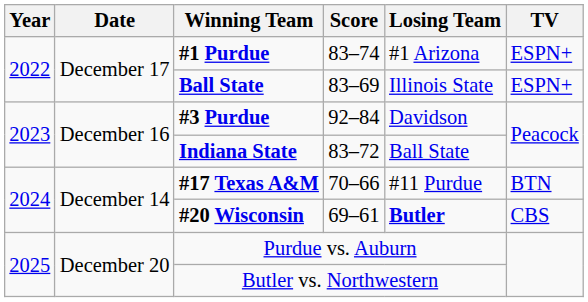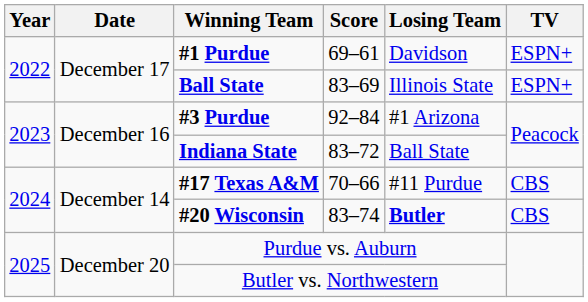(354, 53) 83–74 -> (354, 53) 69–61
(434, 53) #1 Arizona -> (428, 53) Davidson
(428, 118) Davidson -> (434, 118) #1 Arizona
(531, 183) BTN -> (530, 183) CBS
(354, 215) 69–61 -> (354, 215) 83–74
